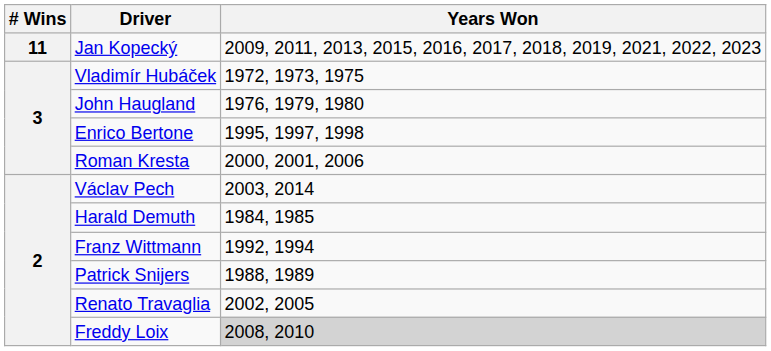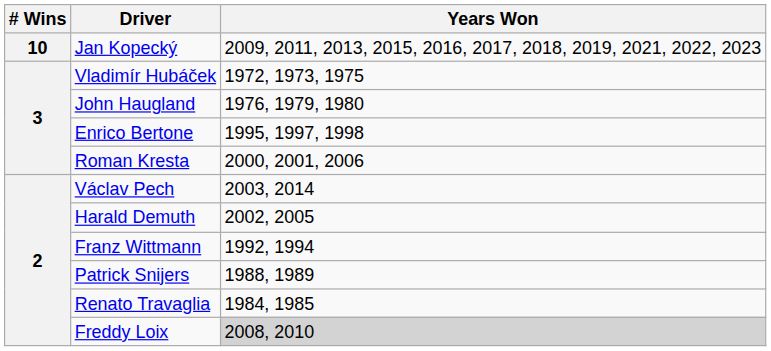(38, 47) 11 -> (38, 47) 10
(269, 218) 1984, 1985 -> (269, 218) 2002, 2005
(269, 303) 2002, 2005 -> (269, 303) 1984, 1985
